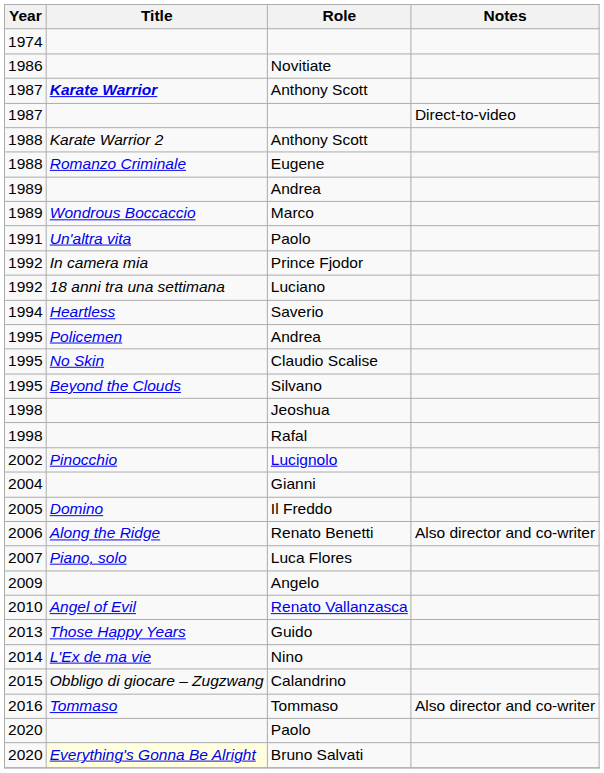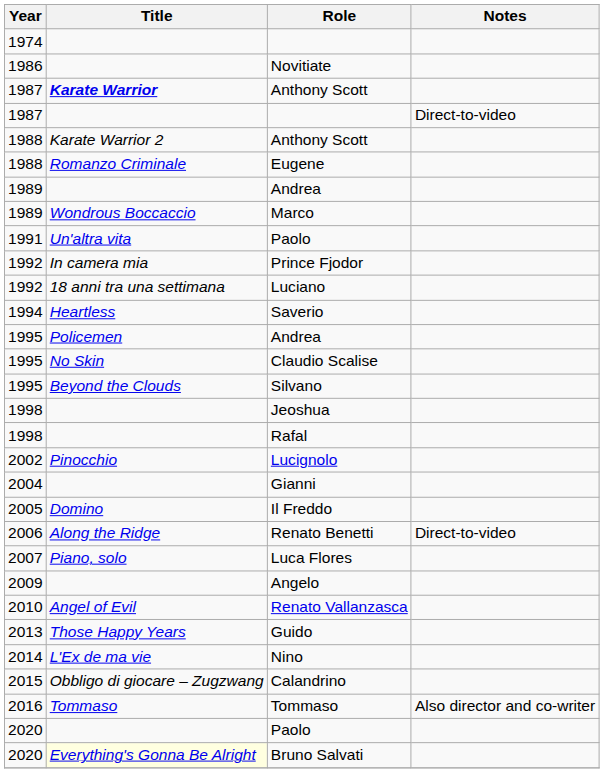(505, 533) Also director and co-writer -> (465, 533) Direct-to-video
